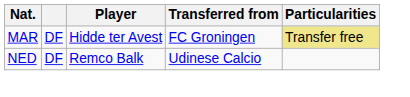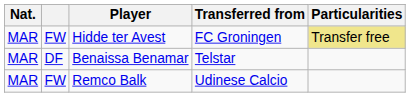(54, 37) DF -> (55, 37) FW
+ row: (130, 59)
(22, 59) NED -> (23, 80) MAR
(54, 59) DF -> (55, 80) FW
